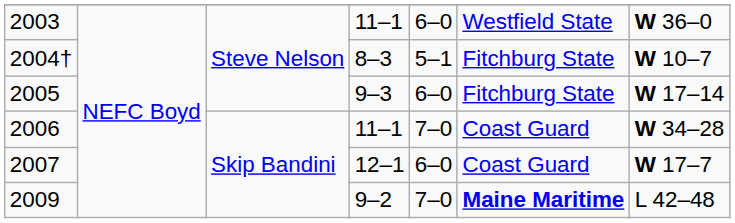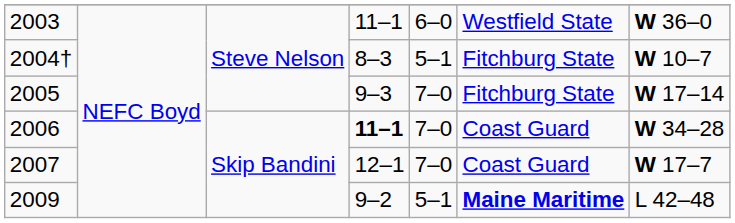(433, 93) 6–0 -> (433, 93) 7–0
(379, 128) normal -> (379, 128) bold
(433, 164) 6–0 -> (433, 164) 7–0
(433, 199) 7–0 -> (433, 199) 5–1
